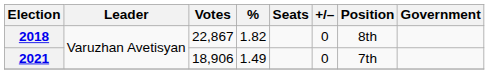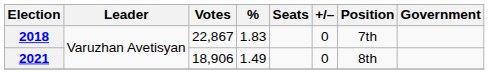(253, 36) 1.82 -> (253, 36) 1.83
(367, 36) 8th -> (367, 36) 7th
(367, 58) 7th -> (367, 58) 8th
